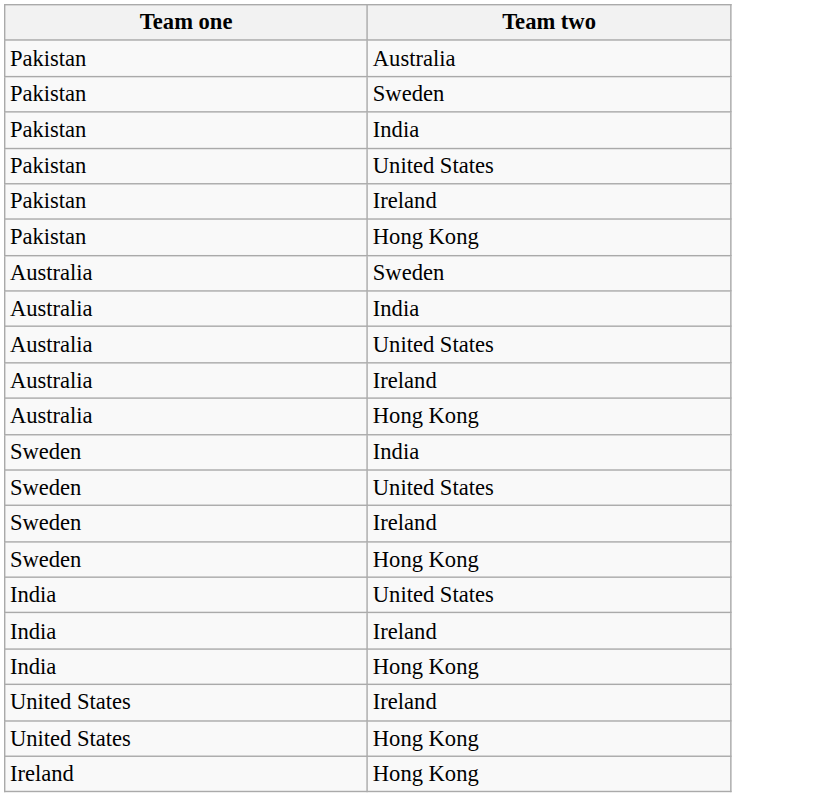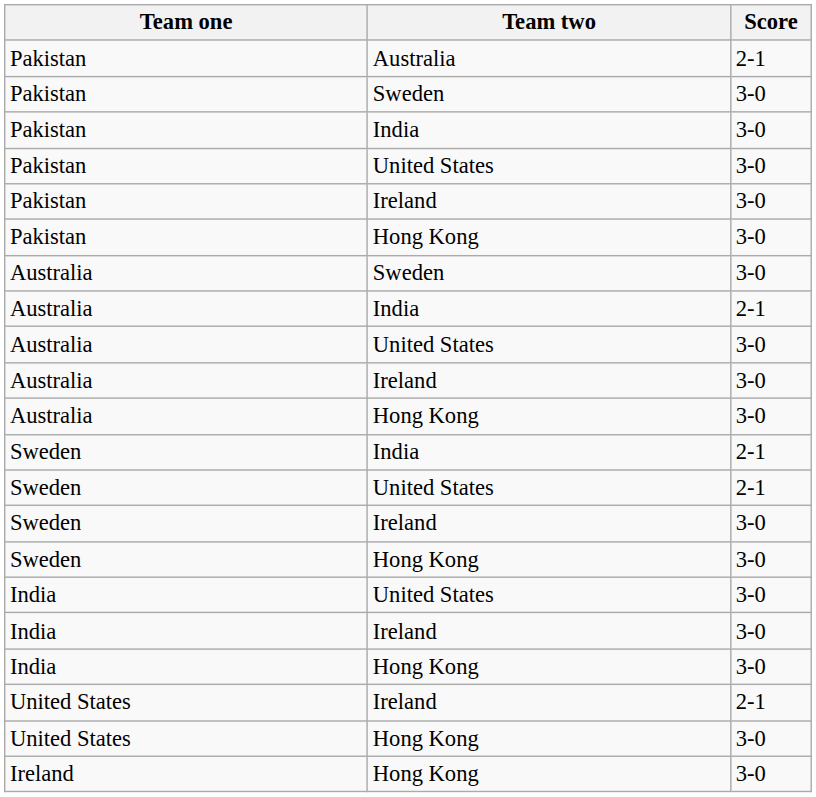+ column: (771, 22)
